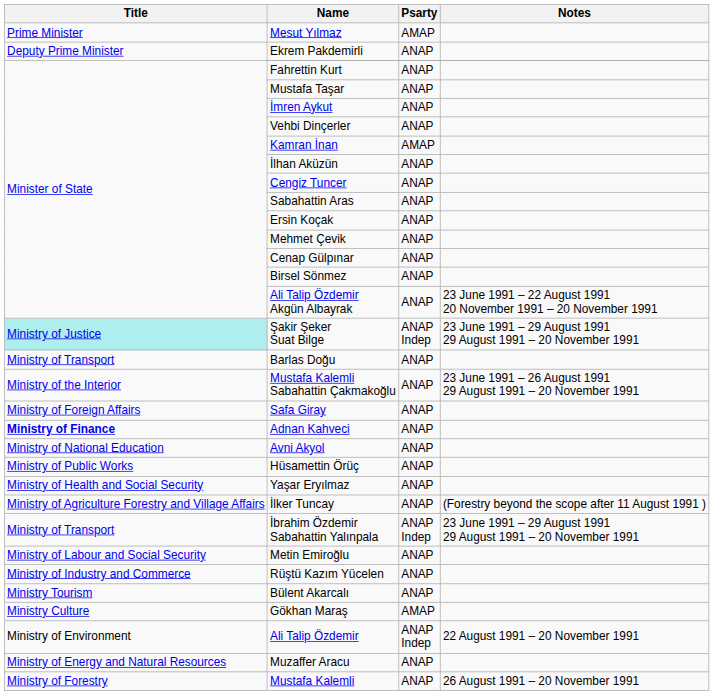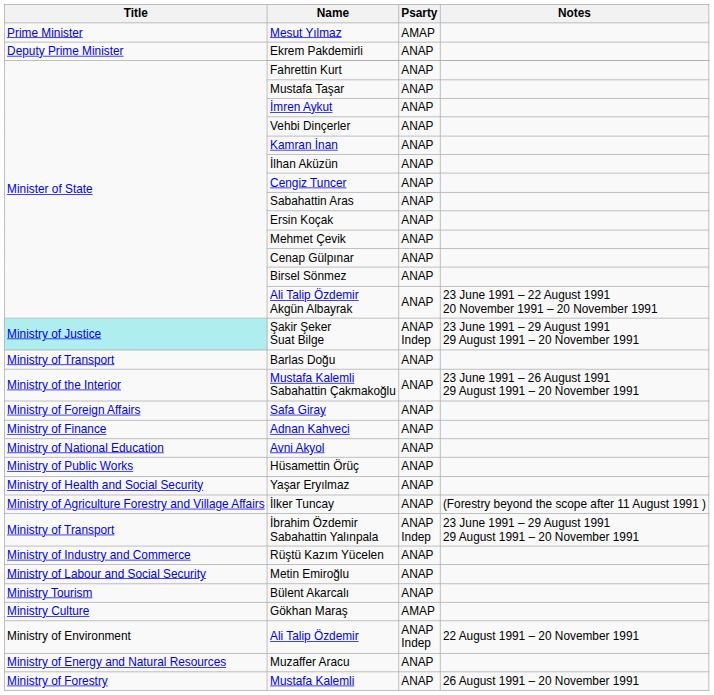(418, 145) AMAP -> (417, 145) ANAP
(61, 429) bold -> (57, 429) normal
rows swapped: (310, 555) <-> (327, 574)
